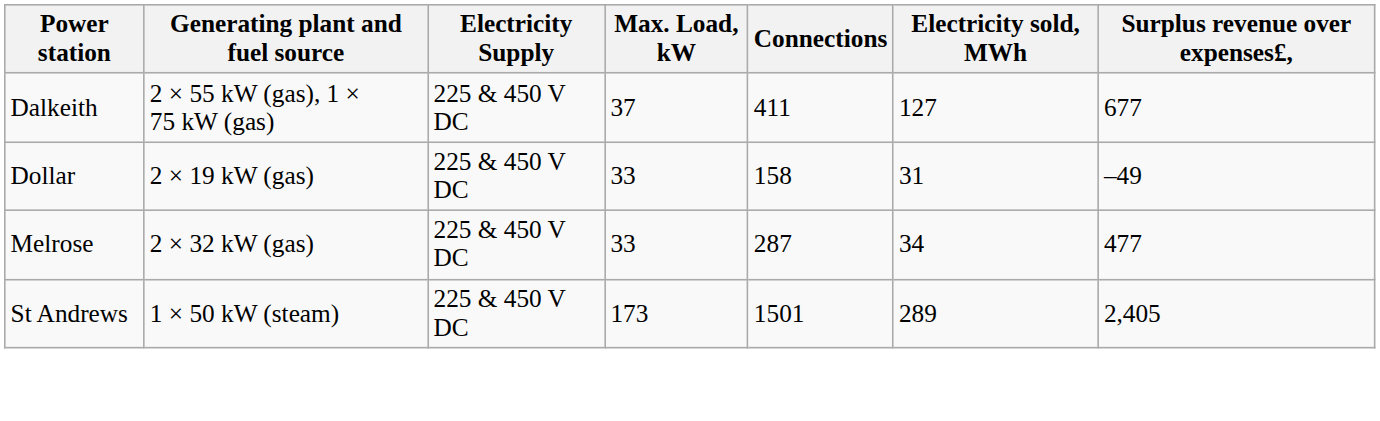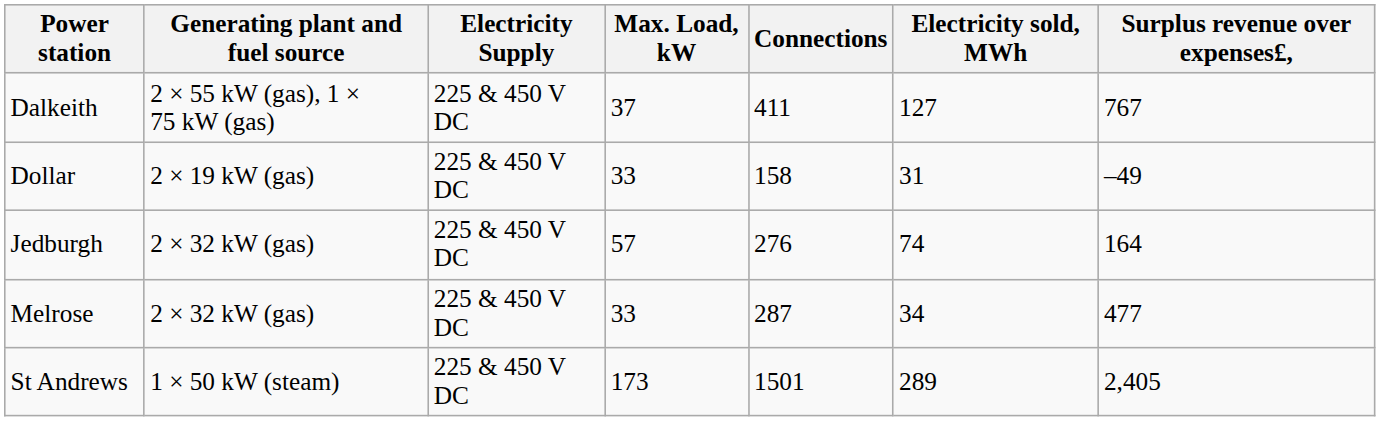(1123, 107) 677 -> (1123, 107) 767
+ row: (57, 244)
